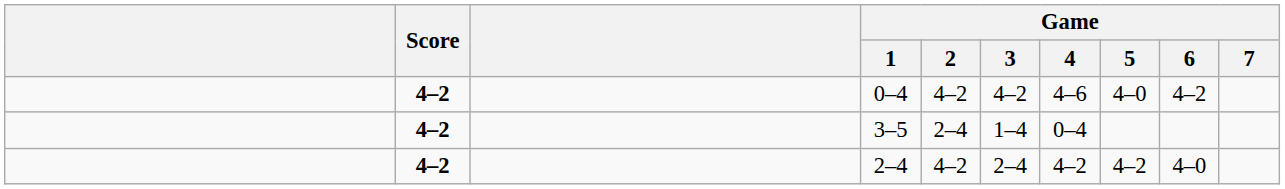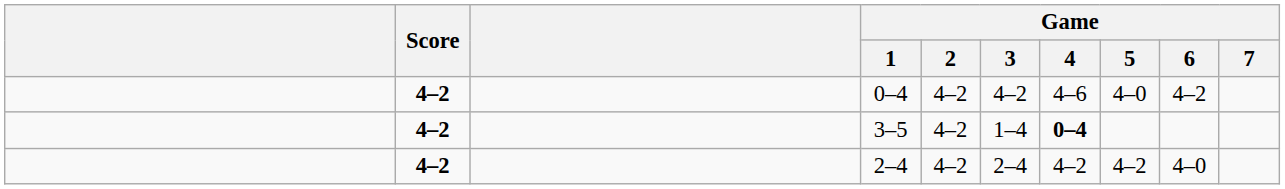(950, 129) 2–4 -> (950, 129) 4–2
(1070, 129) normal -> (1070, 129) bold
